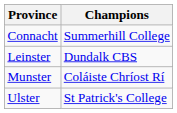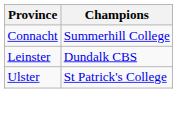- row: (29, 77)
